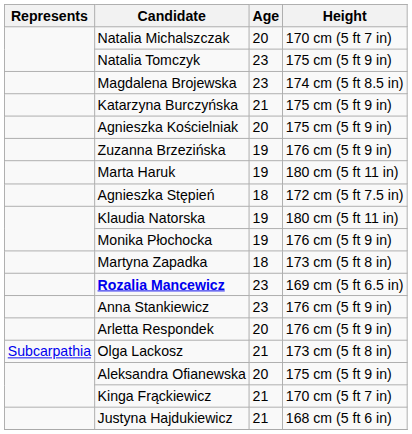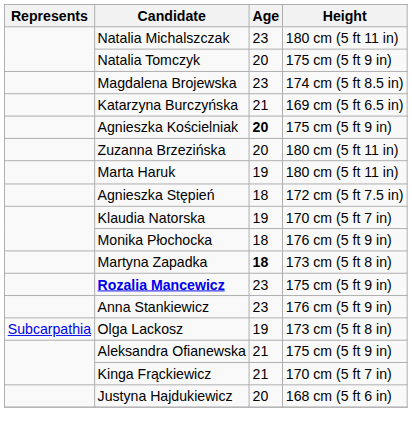(260, 38) 20 -> (260, 38) 23
(339, 38) 170 cm (5 ft 7 in) -> (342, 38) 180 cm (5 ft 11 in)
(260, 61) 23 -> (260, 61) 20
(339, 105) 175 cm (5 ft 9 in) -> (345, 105) 169 cm (5 ft 6.5 in)
(260, 128) normal -> (260, 128) bold
(260, 150) 19 -> (260, 150) 20
(339, 150) 176 cm (5 ft 9 in) -> (342, 150) 180 cm (5 ft 11 in)
(342, 217) 180 cm (5 ft 11 in) -> (339, 217) 170 cm (5 ft 7 in)
(260, 240) 19 -> (260, 240) 18
(260, 262) normal -> (260, 262) bold
(345, 284) 169 cm (5 ft 6.5 in) -> (339, 284) 175 cm (5 ft 9 in)
- row: (156, 329)
(260, 352) 21 -> (260, 329) 19
(260, 374) 20 -> (260, 352) 21
(260, 419) 21 -> (260, 396) 20
